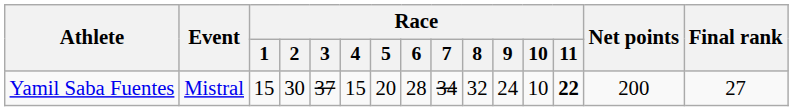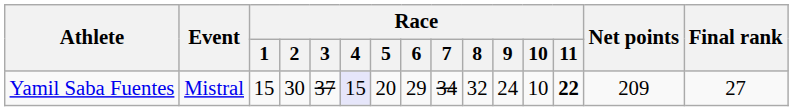(355, 88) no background -> (355, 88) lavender background
(416, 88) 28 -> (416, 88) 29
(634, 88) 200 -> (634, 88) 209
